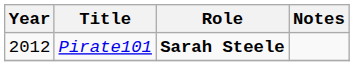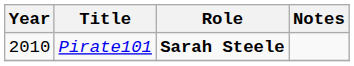(30, 47) 2012 -> (30, 47) 2010
